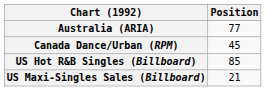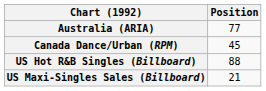(235, 61) 85 -> (235, 61) 88
